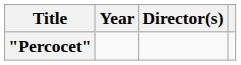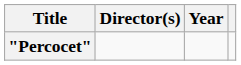columns swapped: (117, 18) <-> (183, 18)
